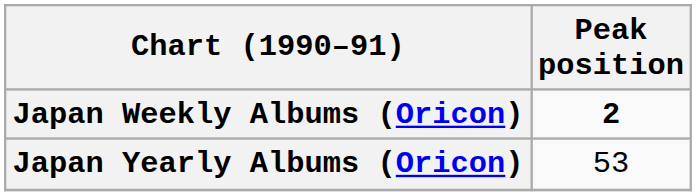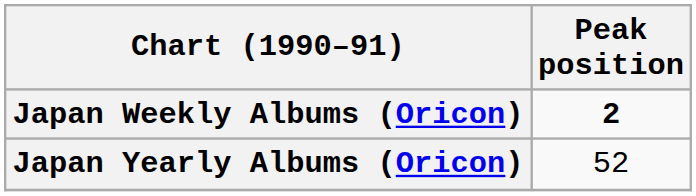(611, 164) 53 -> (611, 164) 52
